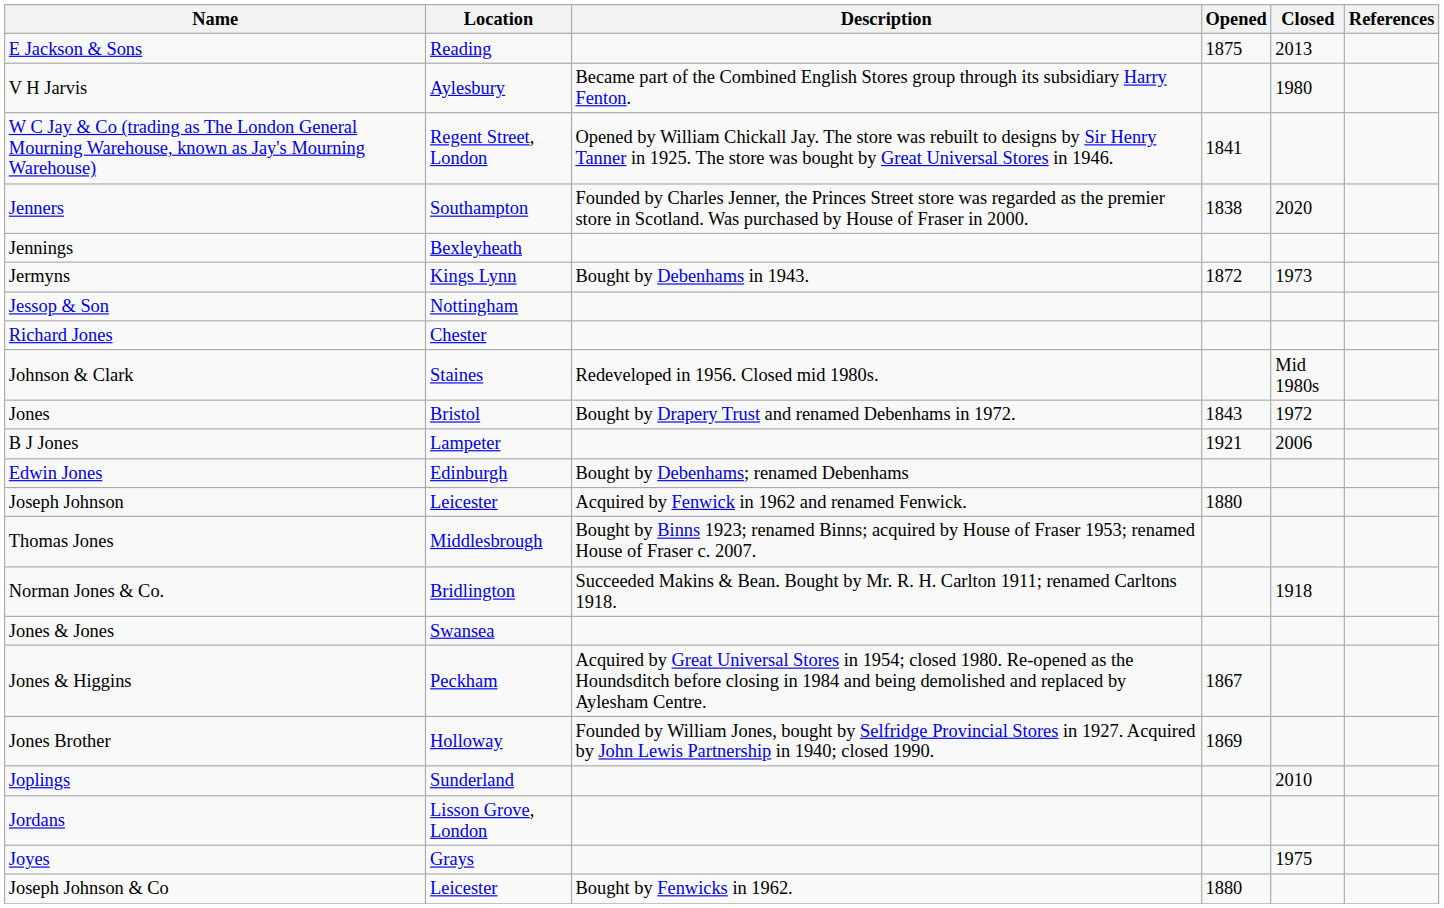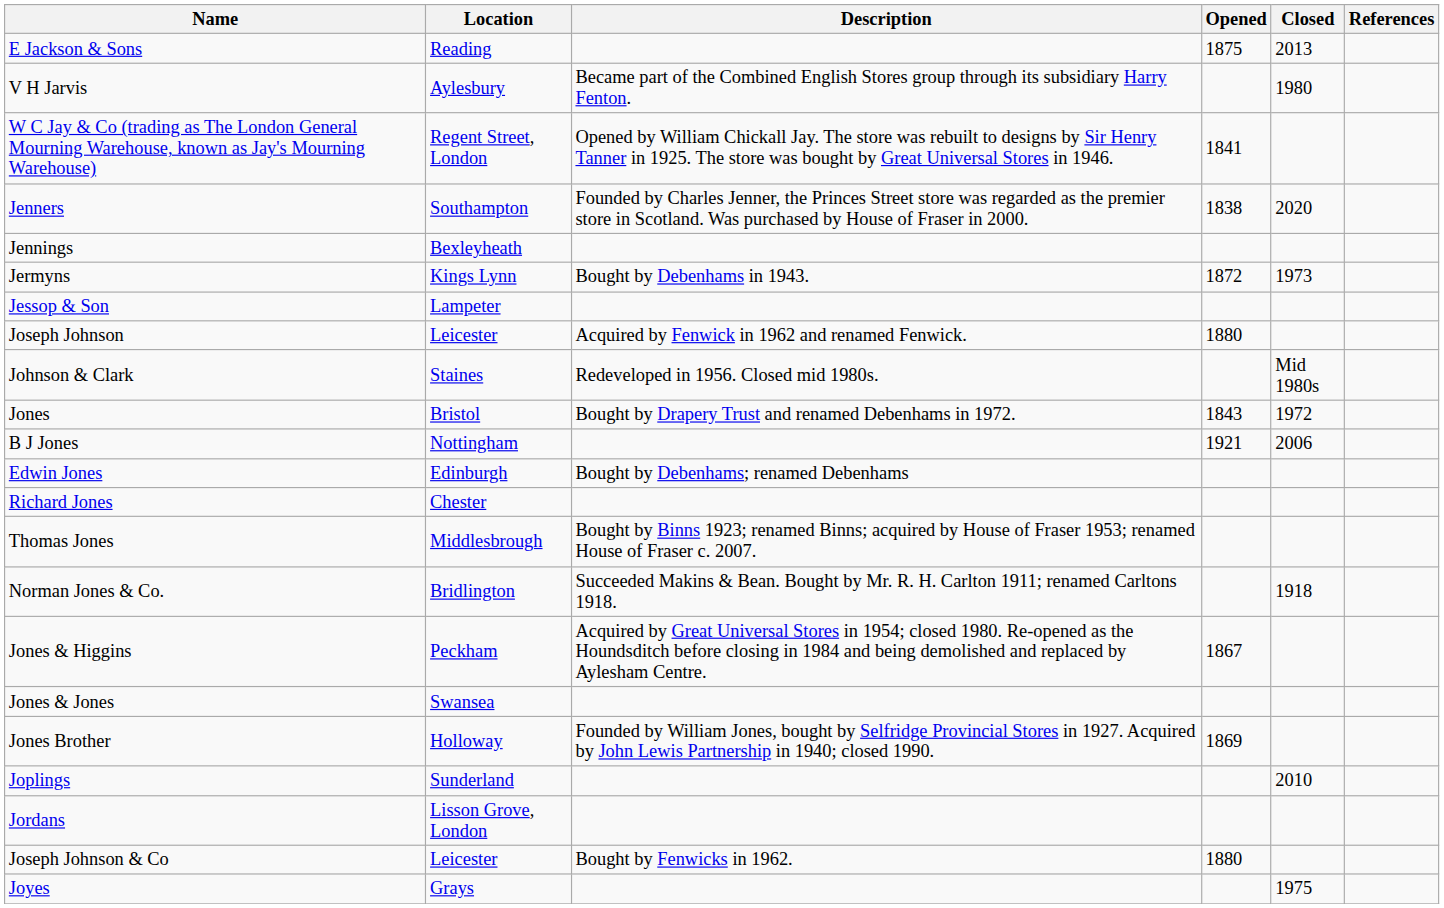(474, 306) Nottingham -> (465, 306) Lampeter
rows swapped: (66, 501) <-> (61, 335)
(465, 443) Lampeter -> (474, 443) Nottingham
rows swapped: (70, 680) <-> (61, 630)
rows swapped: (89, 888) <-> (29, 859)
